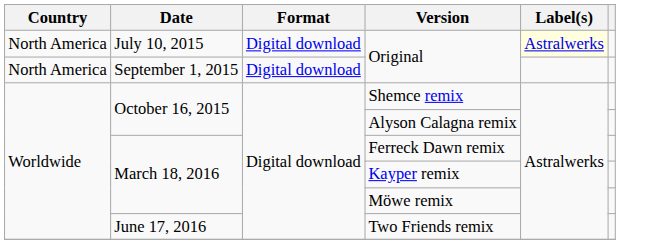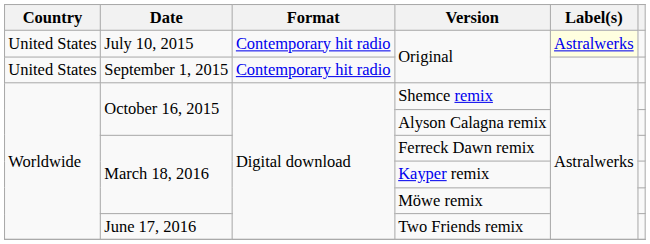(58, 43) North America -> (52, 43) United States
(303, 43) Digital download -> (313, 43) Contemporary hit radio
(58, 69) North America -> (52, 69) United States
(303, 69) Digital download -> (313, 69) Contemporary hit radio
